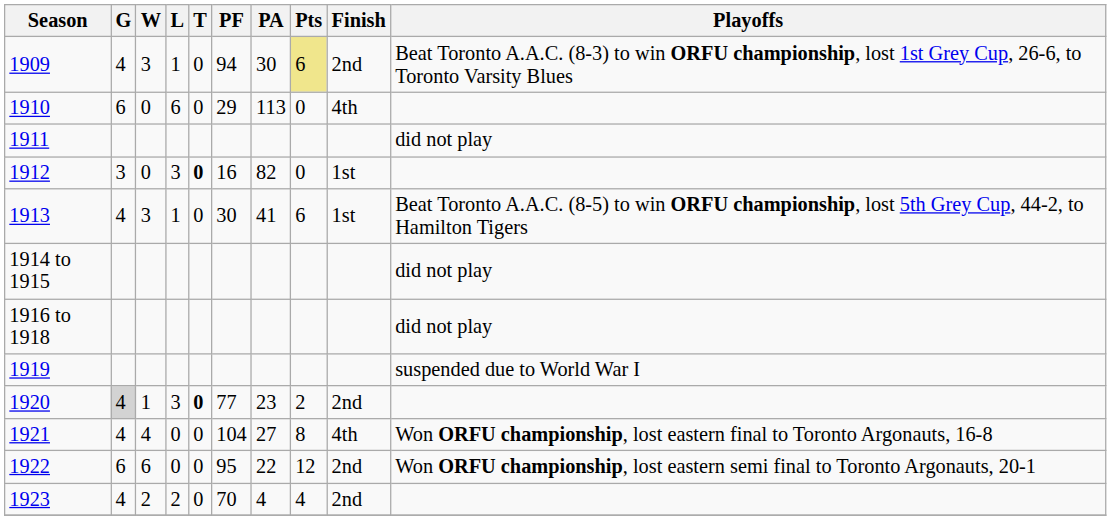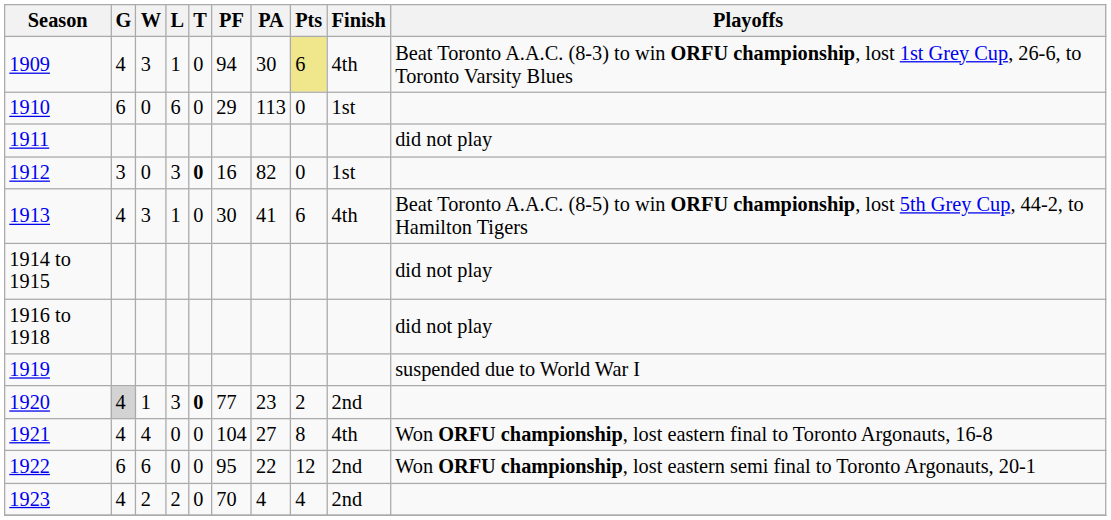(347, 64) 2nd -> (345, 64) 4th
(345, 107) 4th -> (343, 107) 1st
(343, 216) 1st -> (345, 216) 4th
